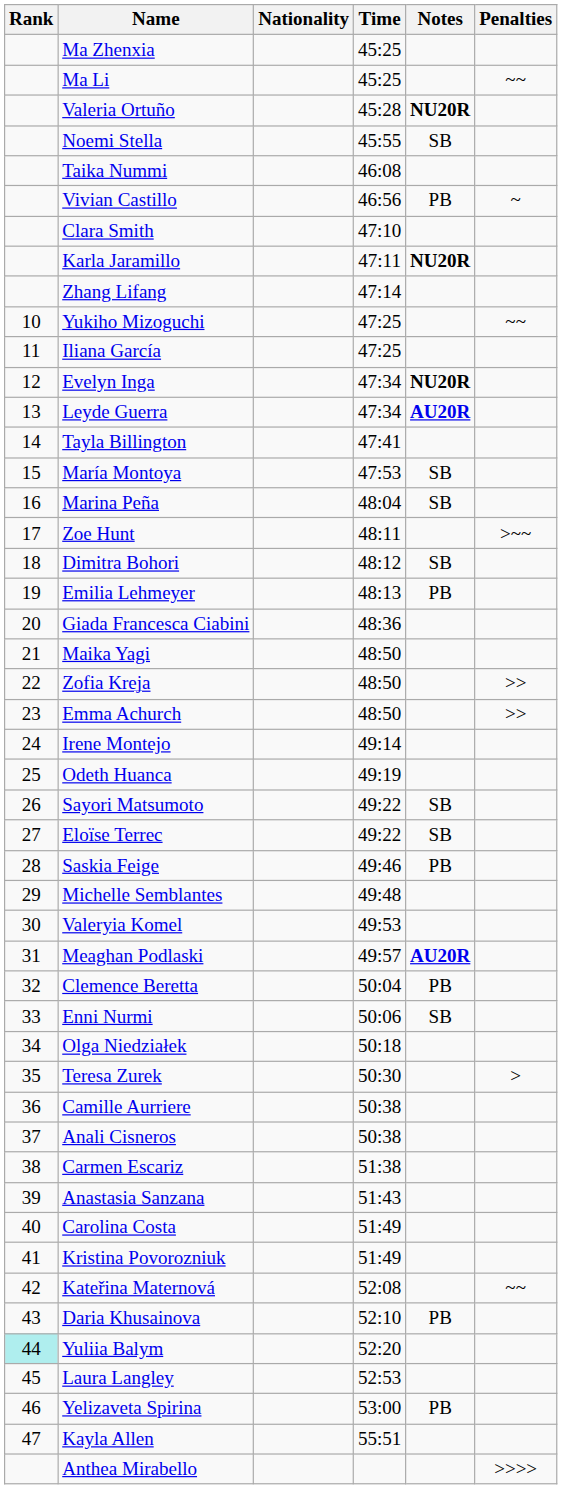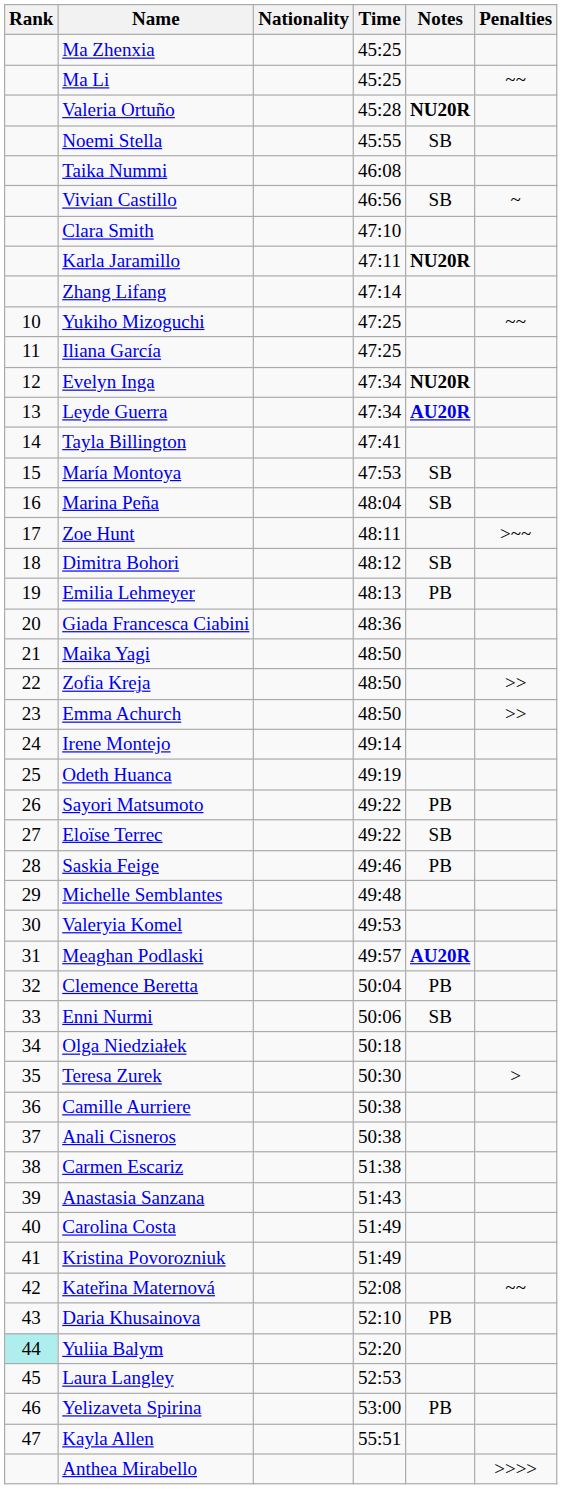(440, 200) PB -> (440, 200) SB
(440, 804) SB -> (440, 804) PB
